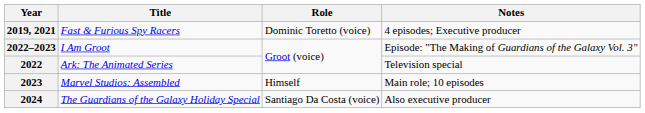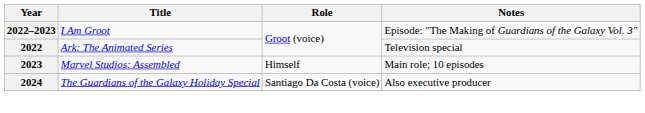- row: (31, 30)
